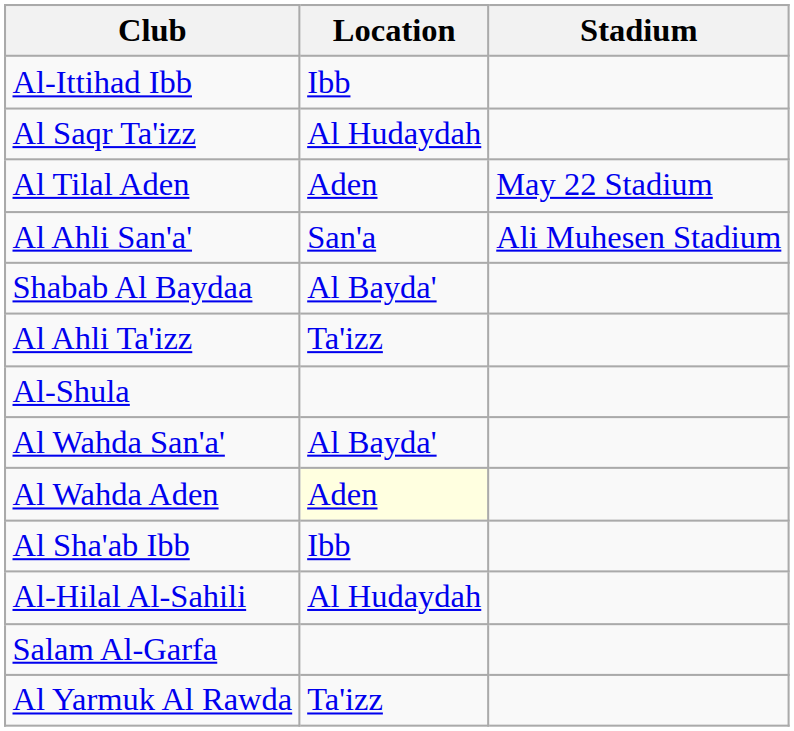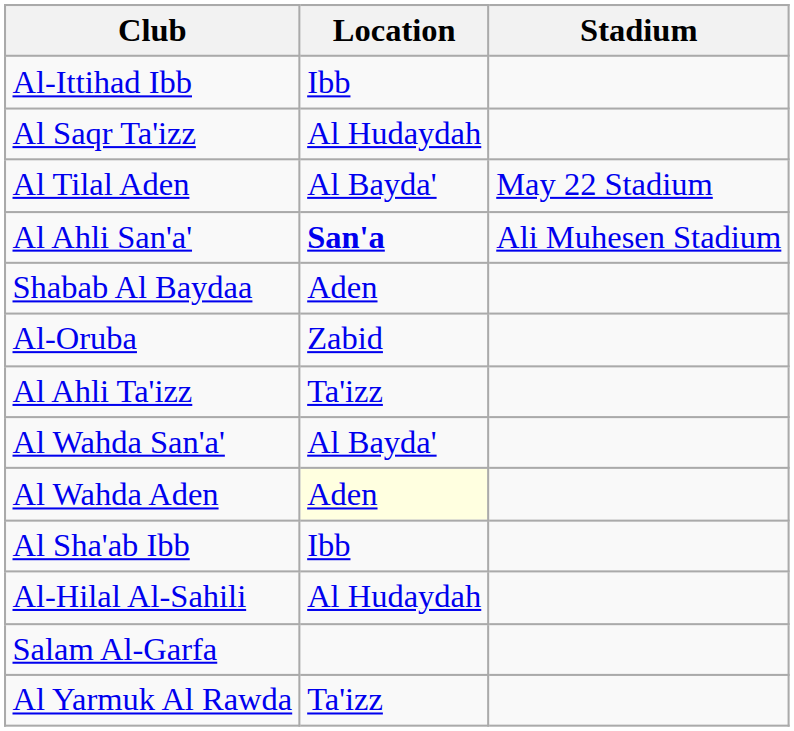(342, 184) Aden -> (372, 184) Al Bayda'
(342, 236) normal -> (346, 236) bold
(372, 287) Al Bayda' -> (342, 287) Aden
+ row: (75, 339)
- row: (71, 390)
